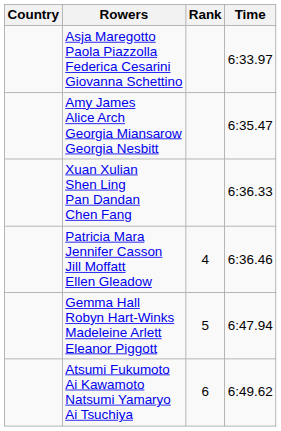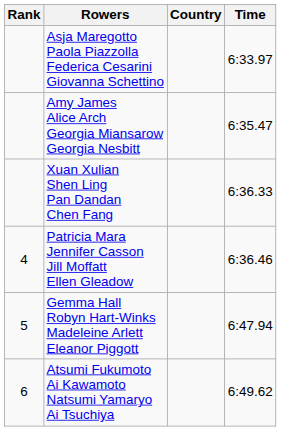columns swapped: (205, 15) <-> (33, 15)
